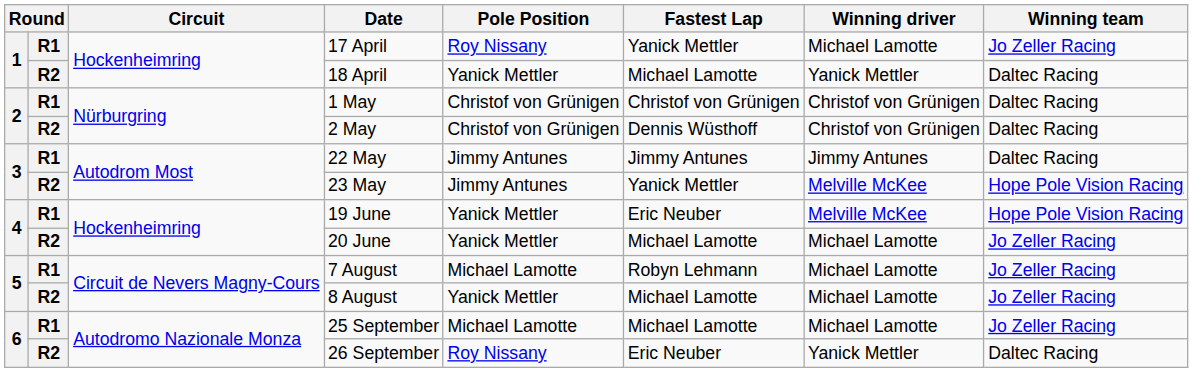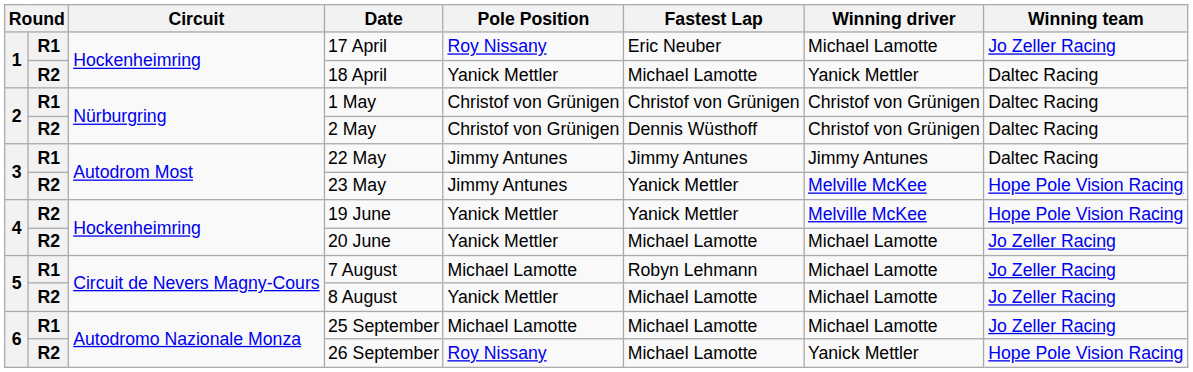(683, 46) Yanick Mettler -> (674, 46) Eric Neuber
(49, 213) R1 -> (49, 213) R2
(674, 213) Eric Neuber -> (683, 213) Yanick Mettler
(674, 353) Eric Neuber -> (693, 353) Michael Lamotte
(1043, 353) Daltec Racing -> (1086, 353) Hope Pole Vision Racing
